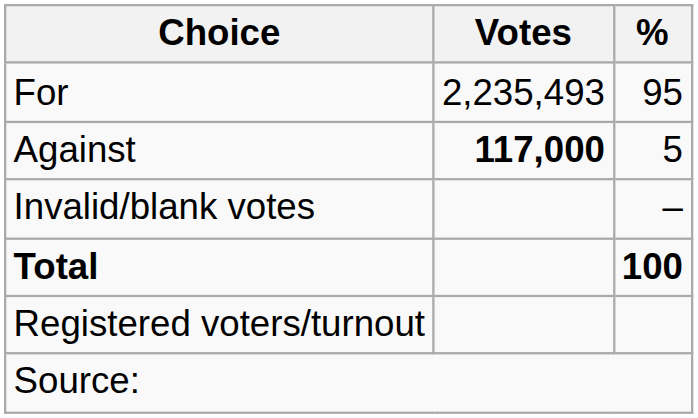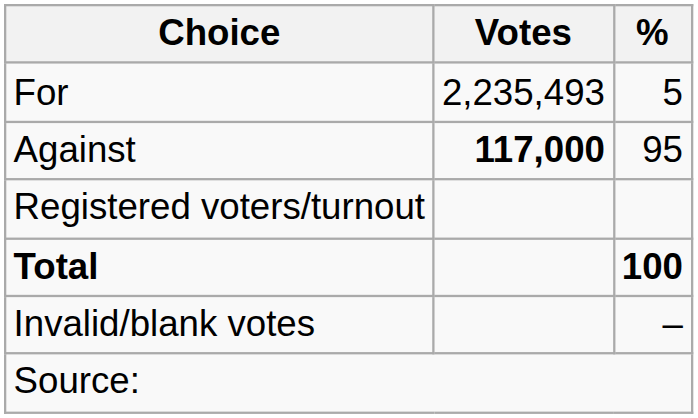(663, 91) 95 -> (673, 91) 5
(673, 149) 5 -> (663, 149) 95
rows swapped: (164, 207) <-> (219, 324)
